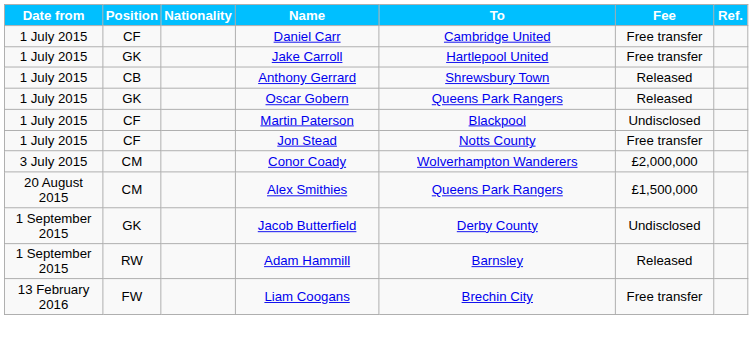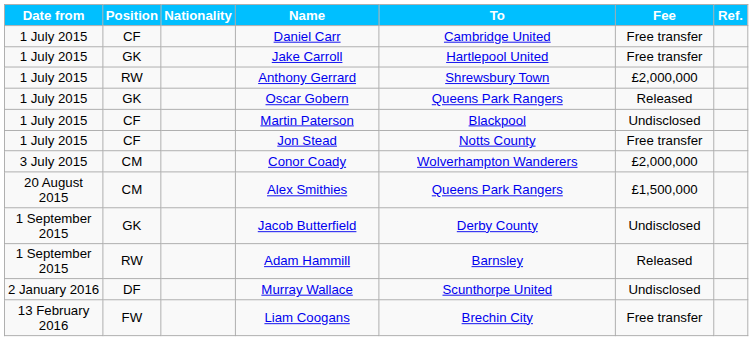(132, 78) CB -> (132, 78) RW
(665, 78) Released -> (665, 78) £2,000,000
+ row: (307, 290)
